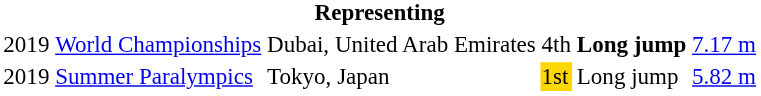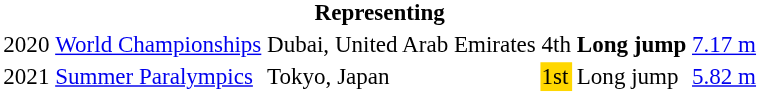(26, 44) 2019 -> (26, 44) 2020
(26, 76) 2019 -> (26, 76) 2021
